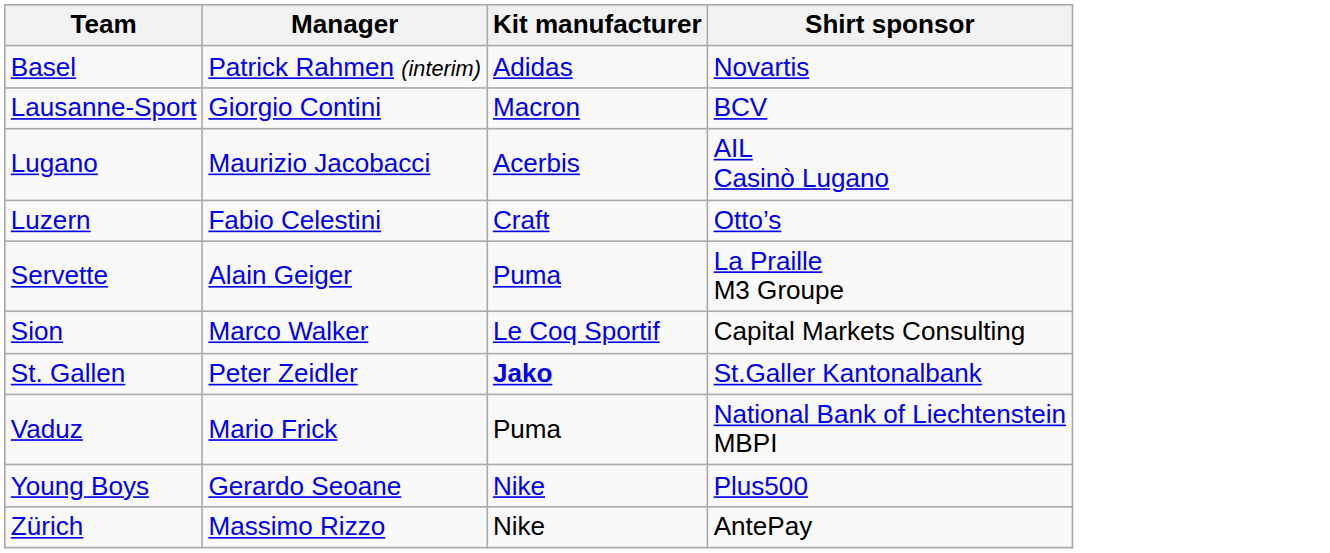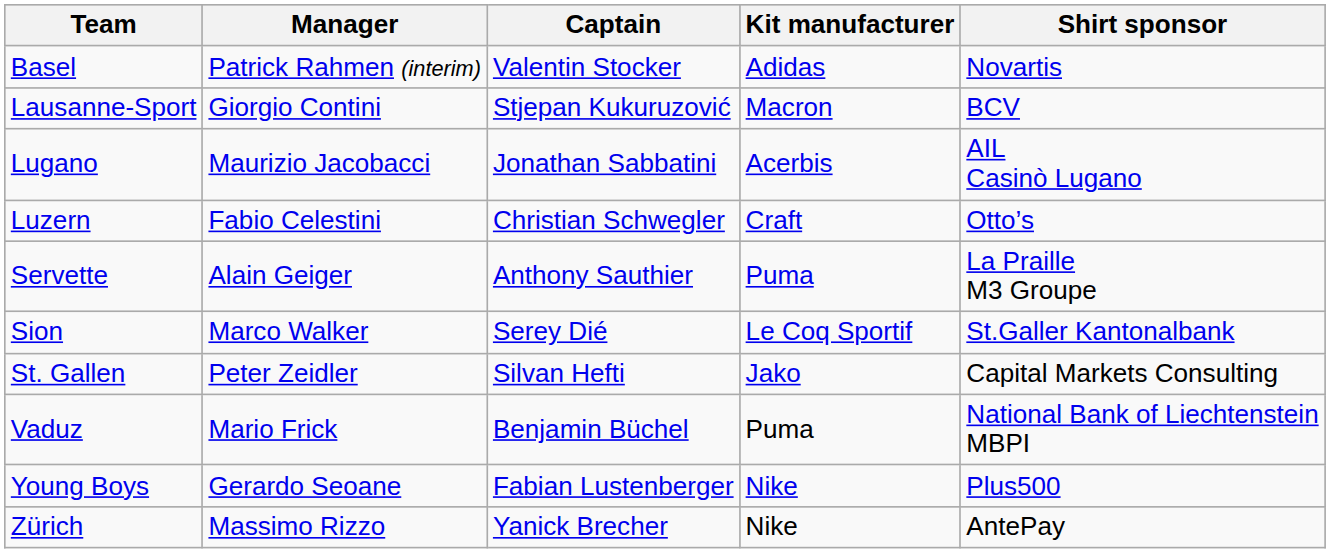+ column: (613, 25)
(869, 332) Capital Markets Consulting -> (1100, 332) St.Galler Kantonalbank
(523, 373) bold -> (773, 373) normal
(848, 373) St.Galler Kantonalbank -> (1122, 373) Capital Markets Consulting
